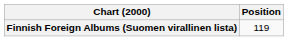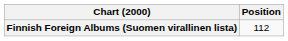(261, 28) 119 -> (261, 28) 112
